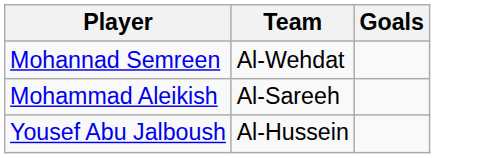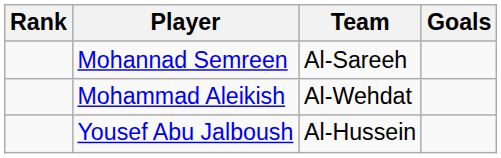+ column: (38, 22)
(291, 59) Al-Wehdat -> (356, 59) Al-Sareeh
(288, 96) Al-Sareeh -> (358, 96) Al-Wehdat
